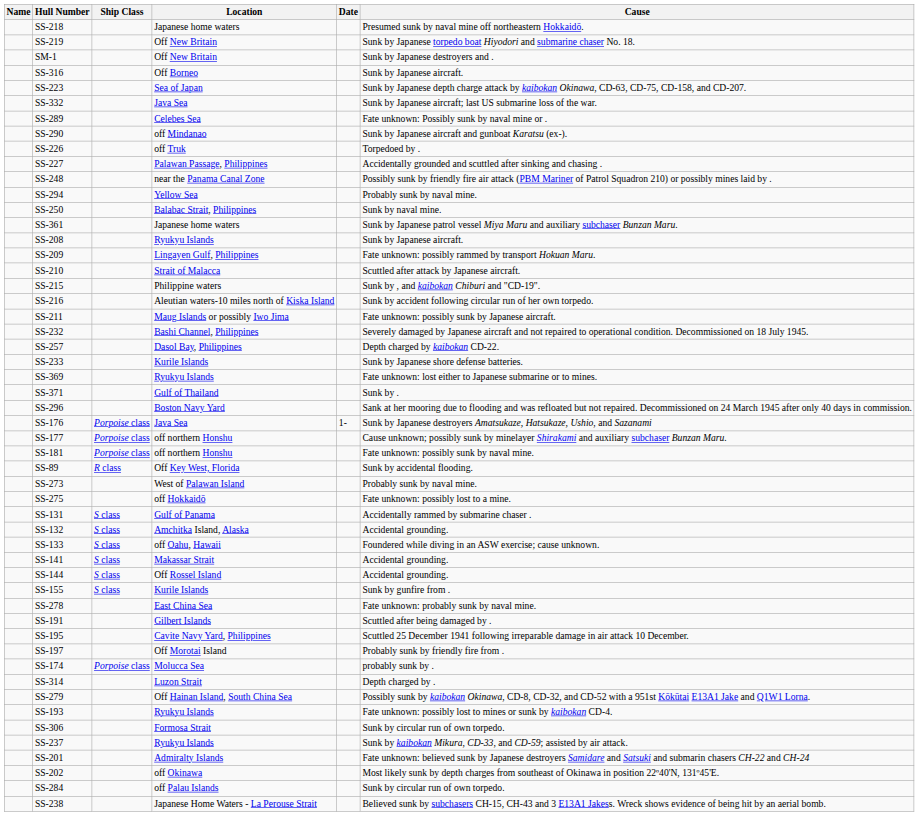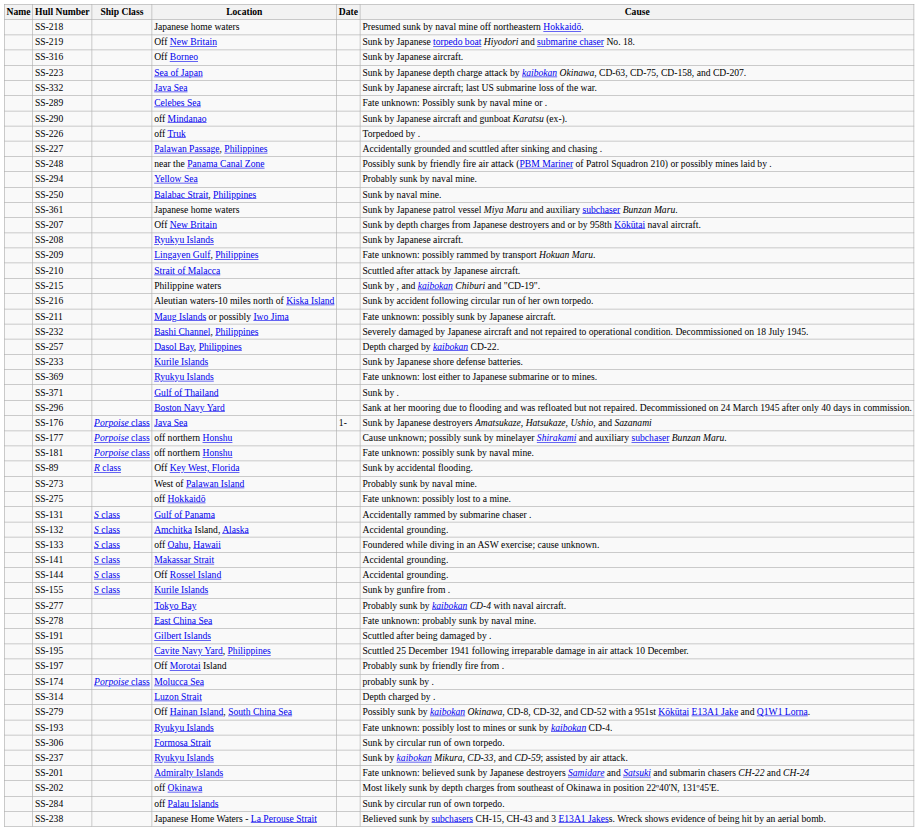- row: (46, 57)
+ row: (49, 225)
+ row: (49, 605)
